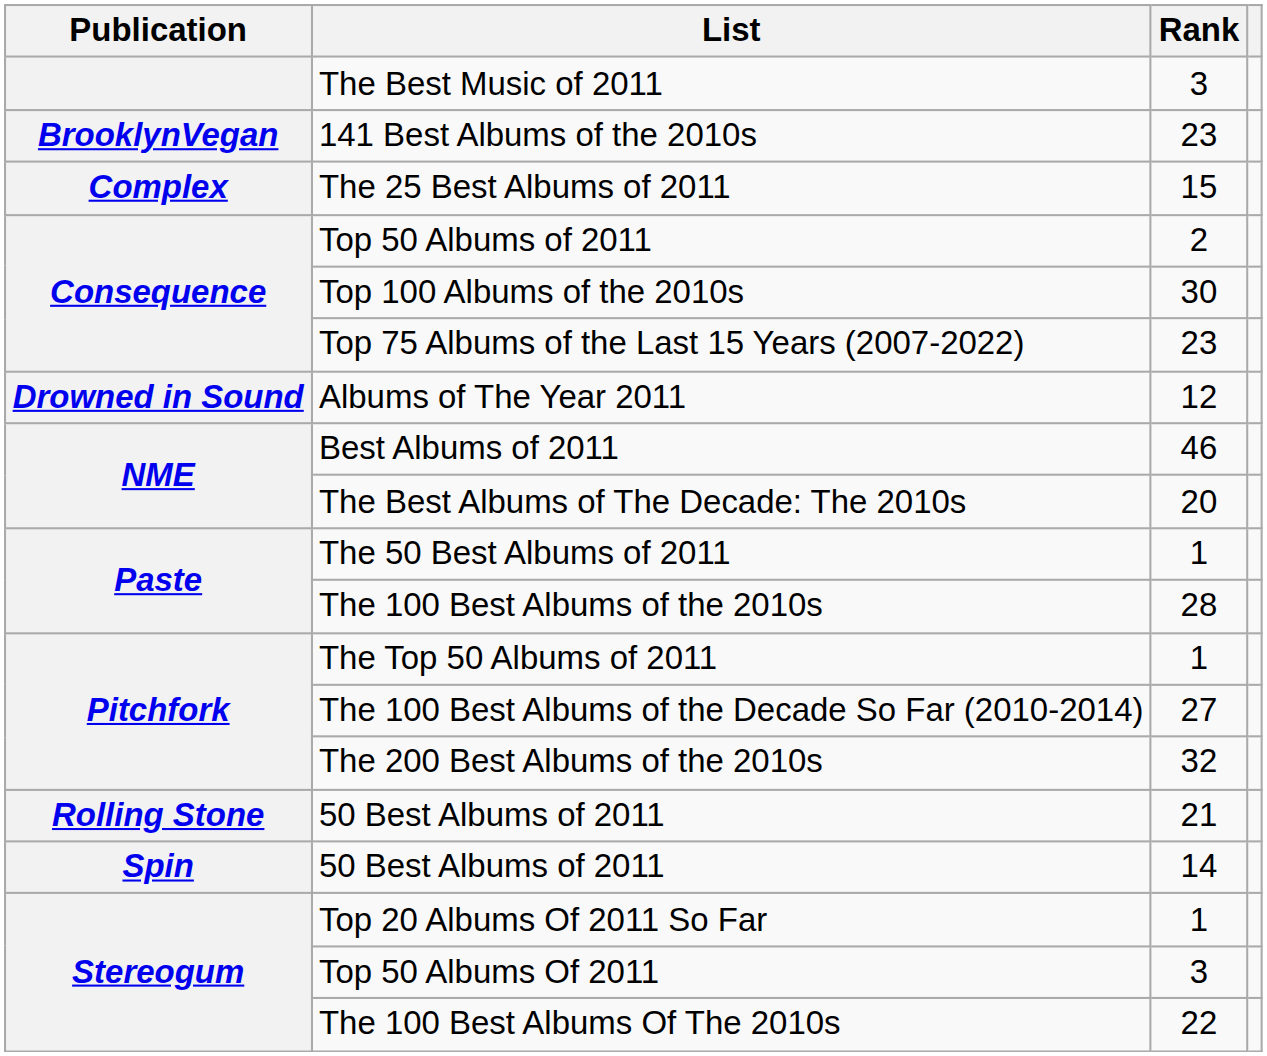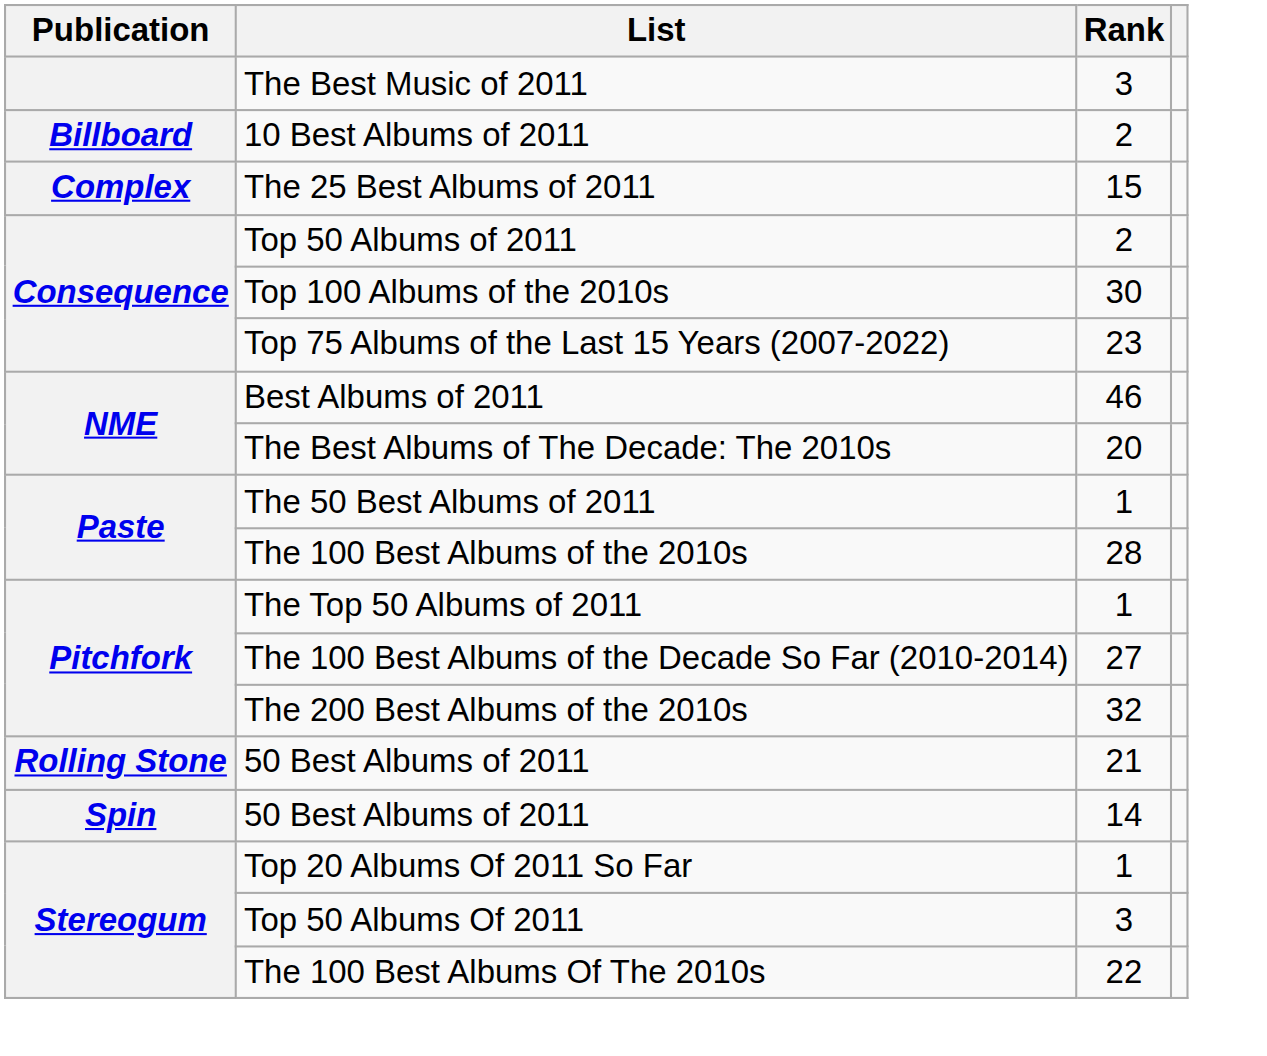+ row: (417, 135)
- row: (538, 135)
- row: (503, 396)
